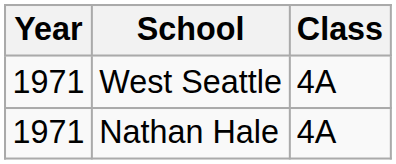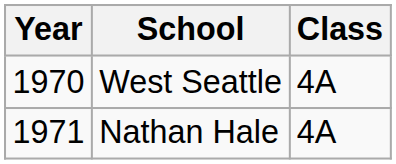(48, 81) 1971 -> (48, 81) 1970
